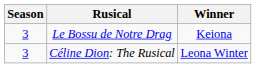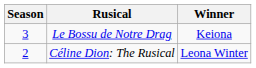(25, 53) 3 -> (25, 53) 2
